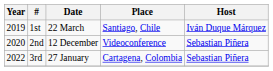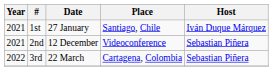(16, 28) 2019 -> (16, 28) 2021
(66, 28) 22 March -> (68, 28) 27 January
(16, 43) 2020 -> (16, 43) 2021
(68, 58) 27 January -> (66, 58) 22 March
